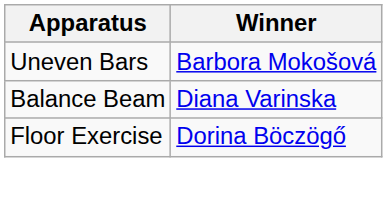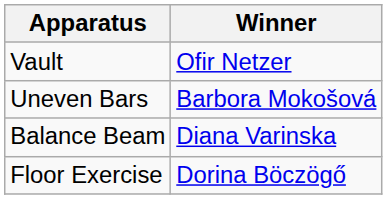+ row: (37, 61)
